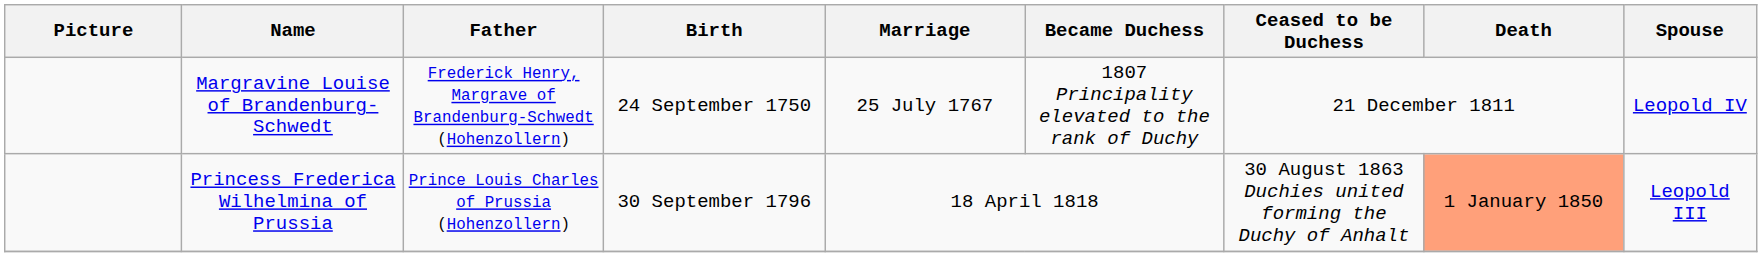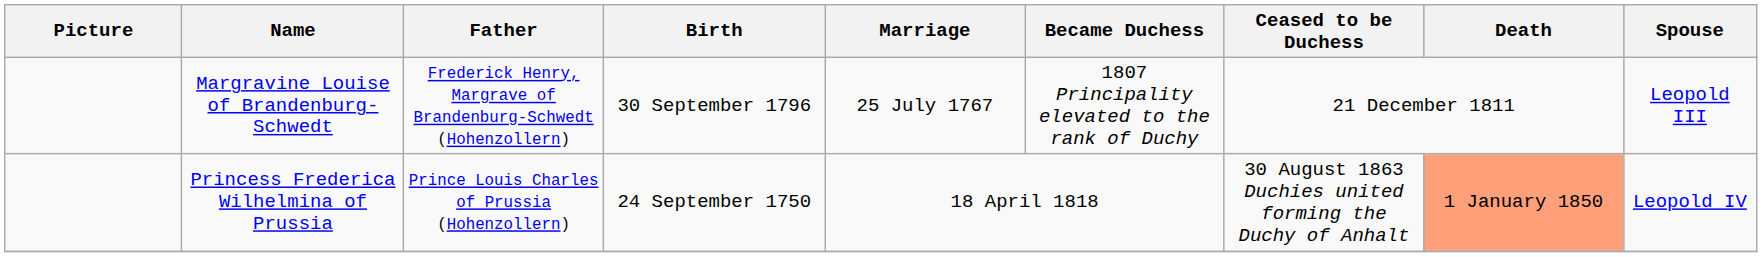(714, 106) 24 September 1750 -> (714, 106) 30 September 1796
(1690, 106) Leopold IV -> (1690, 106) Leopold III
(714, 203) 30 September 1796 -> (714, 203) 24 September 1750
(1690, 203) Leopold III -> (1690, 203) Leopold IV
